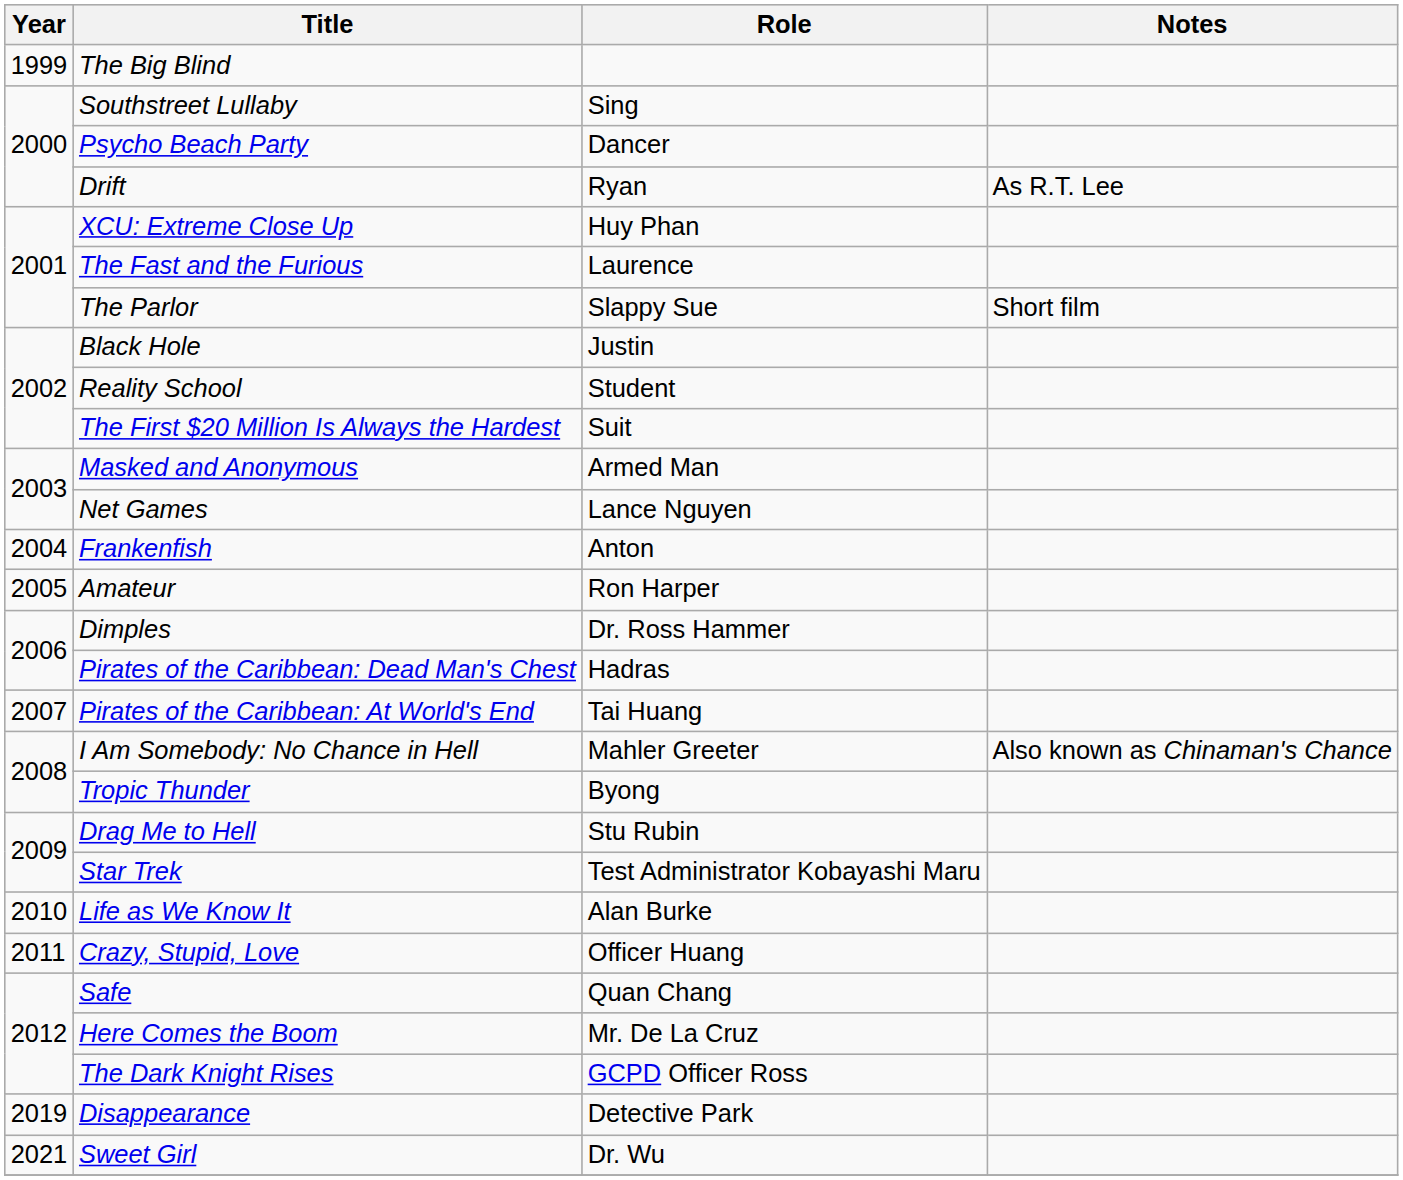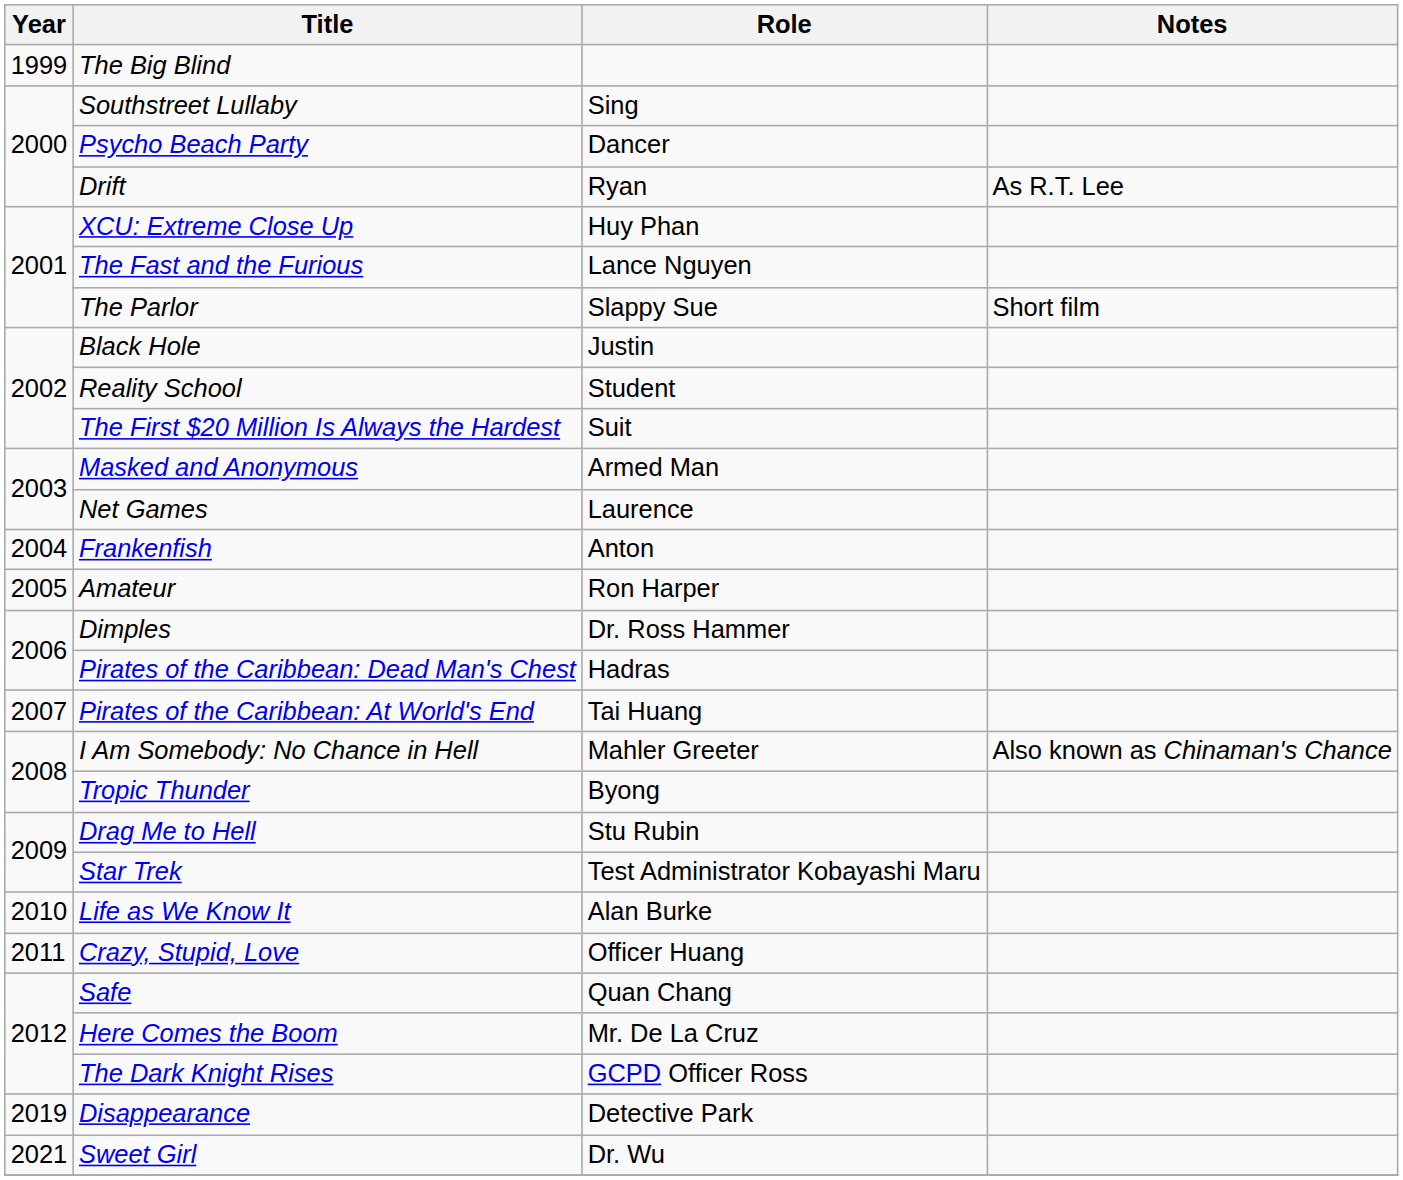(641, 266) Laurence -> (670, 266) Lance Nguyen
(670, 508) Lance Nguyen -> (641, 508) Laurence
